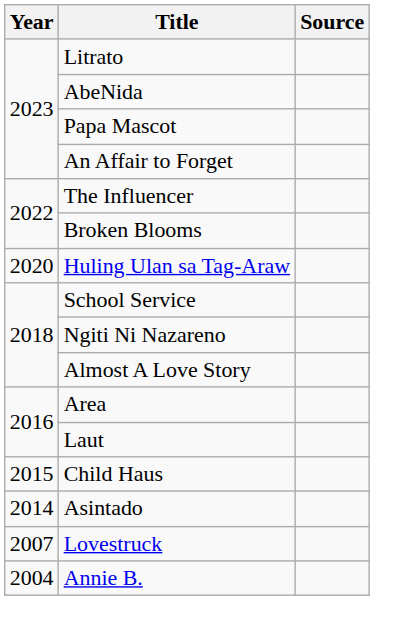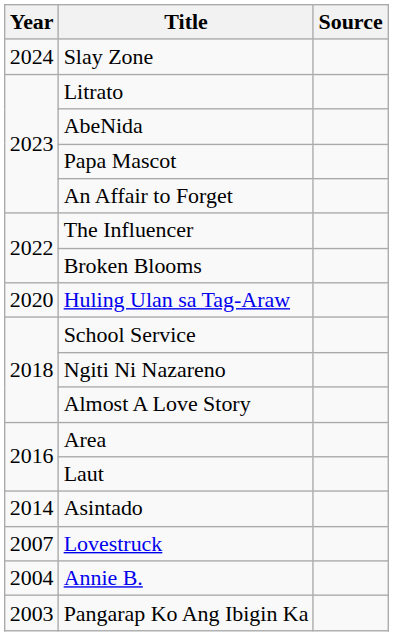+ row: (108, 56)
- row: (113, 473)
+ row: (186, 612)
